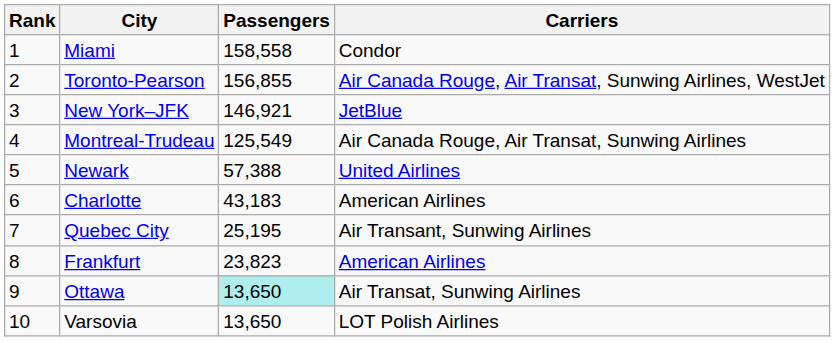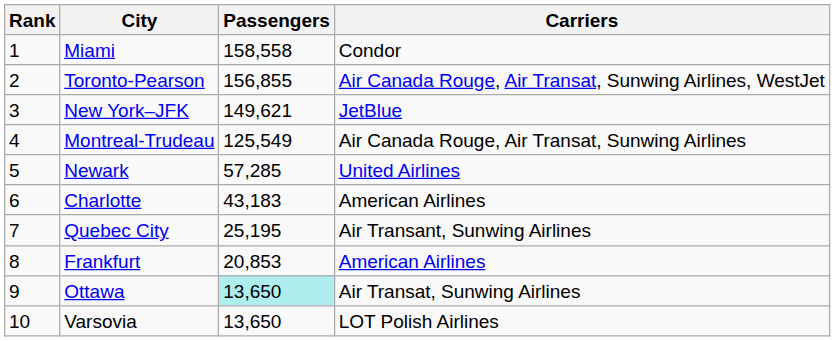(258, 110) 146,921 -> (258, 110) 149,621
(252, 170) 57,388 -> (252, 170) 57,285
(252, 260) 23,823 -> (252, 260) 20,853
